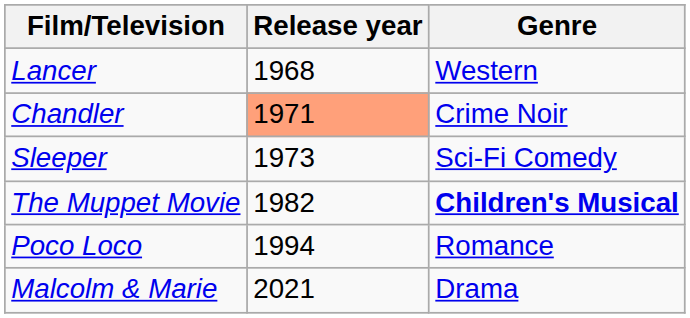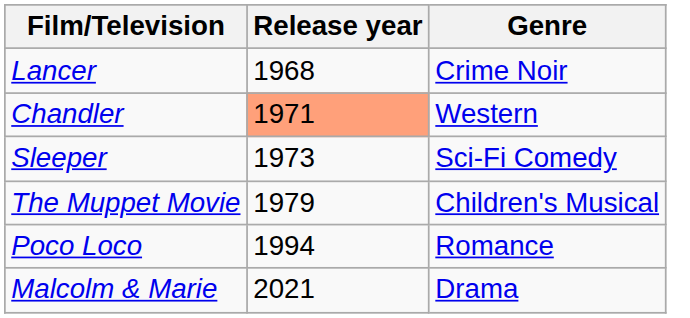(487, 70) Western -> (501, 70) Crime Noir
(501, 114) Crime Noir -> (487, 114) Western
(284, 202) 1982 -> (284, 202) 1979
(557, 202) bold -> (547, 202) normal
